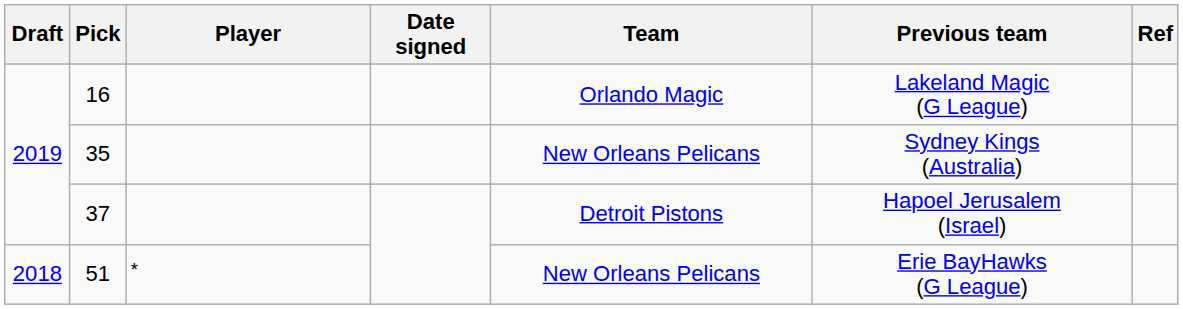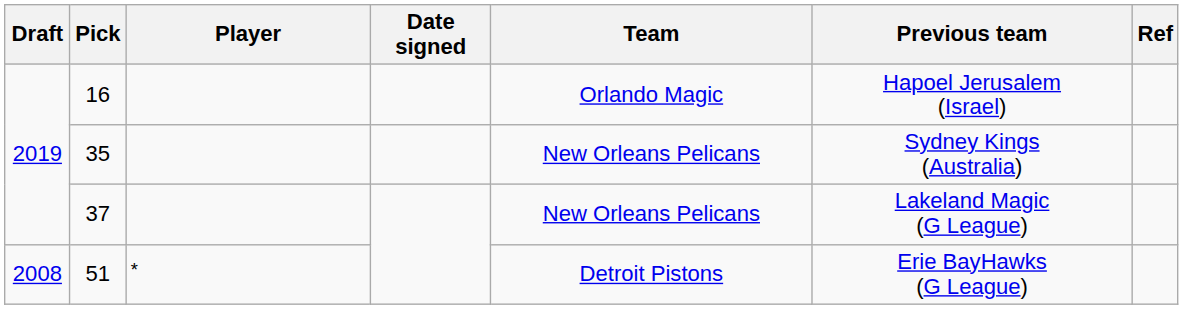(972, 94) Lakeland Magic (G League) -> (972, 94) Hapoel Jerusalem (Israel)
(651, 214) Detroit Pistons -> (651, 214) New Orleans Pelicans
(972, 214) Hapoel Jerusalem (Israel) -> (972, 214) Lakeland Magic (G League)
(37, 273) 2018 -> (37, 273) 2008
(651, 273) New Orleans Pelicans -> (651, 273) Detroit Pistons
